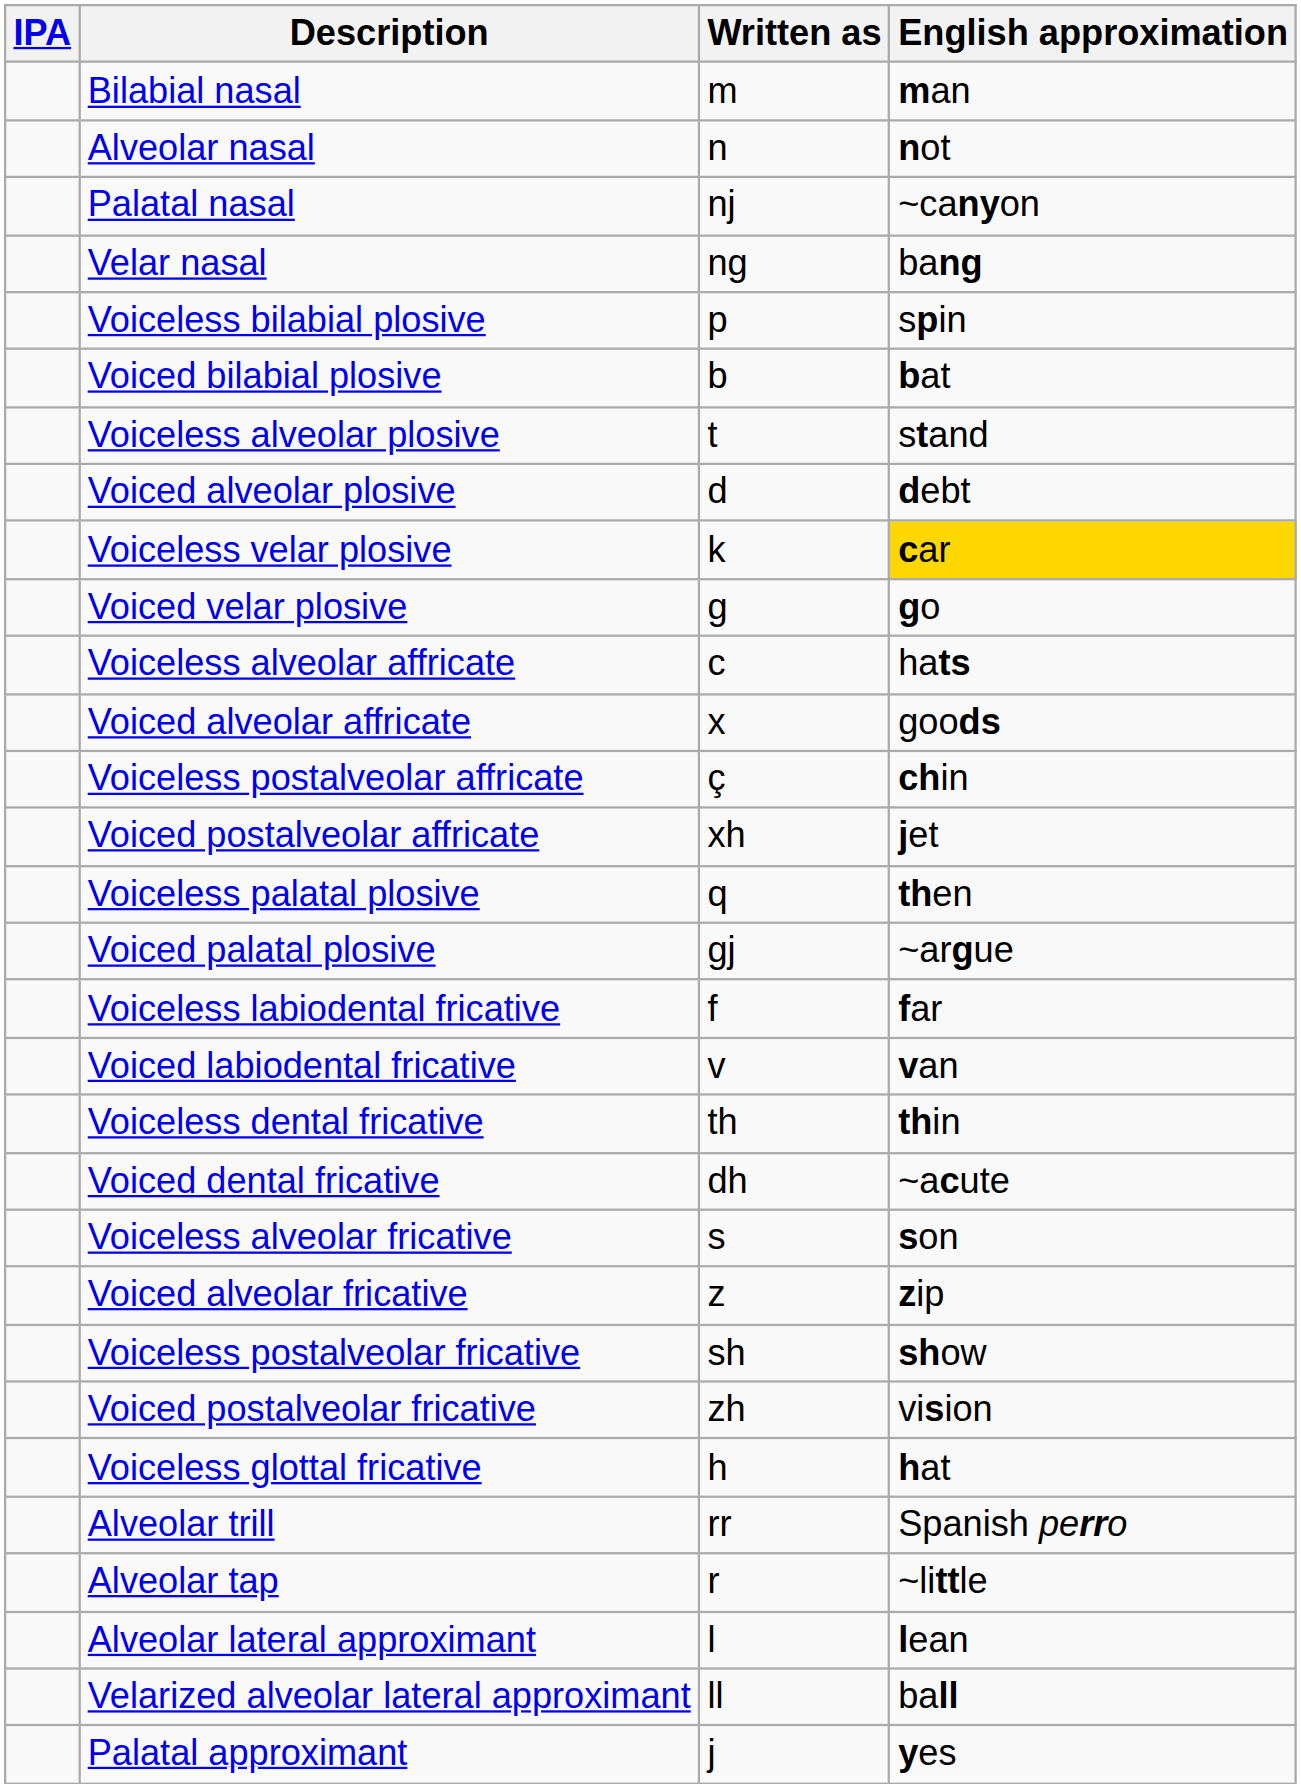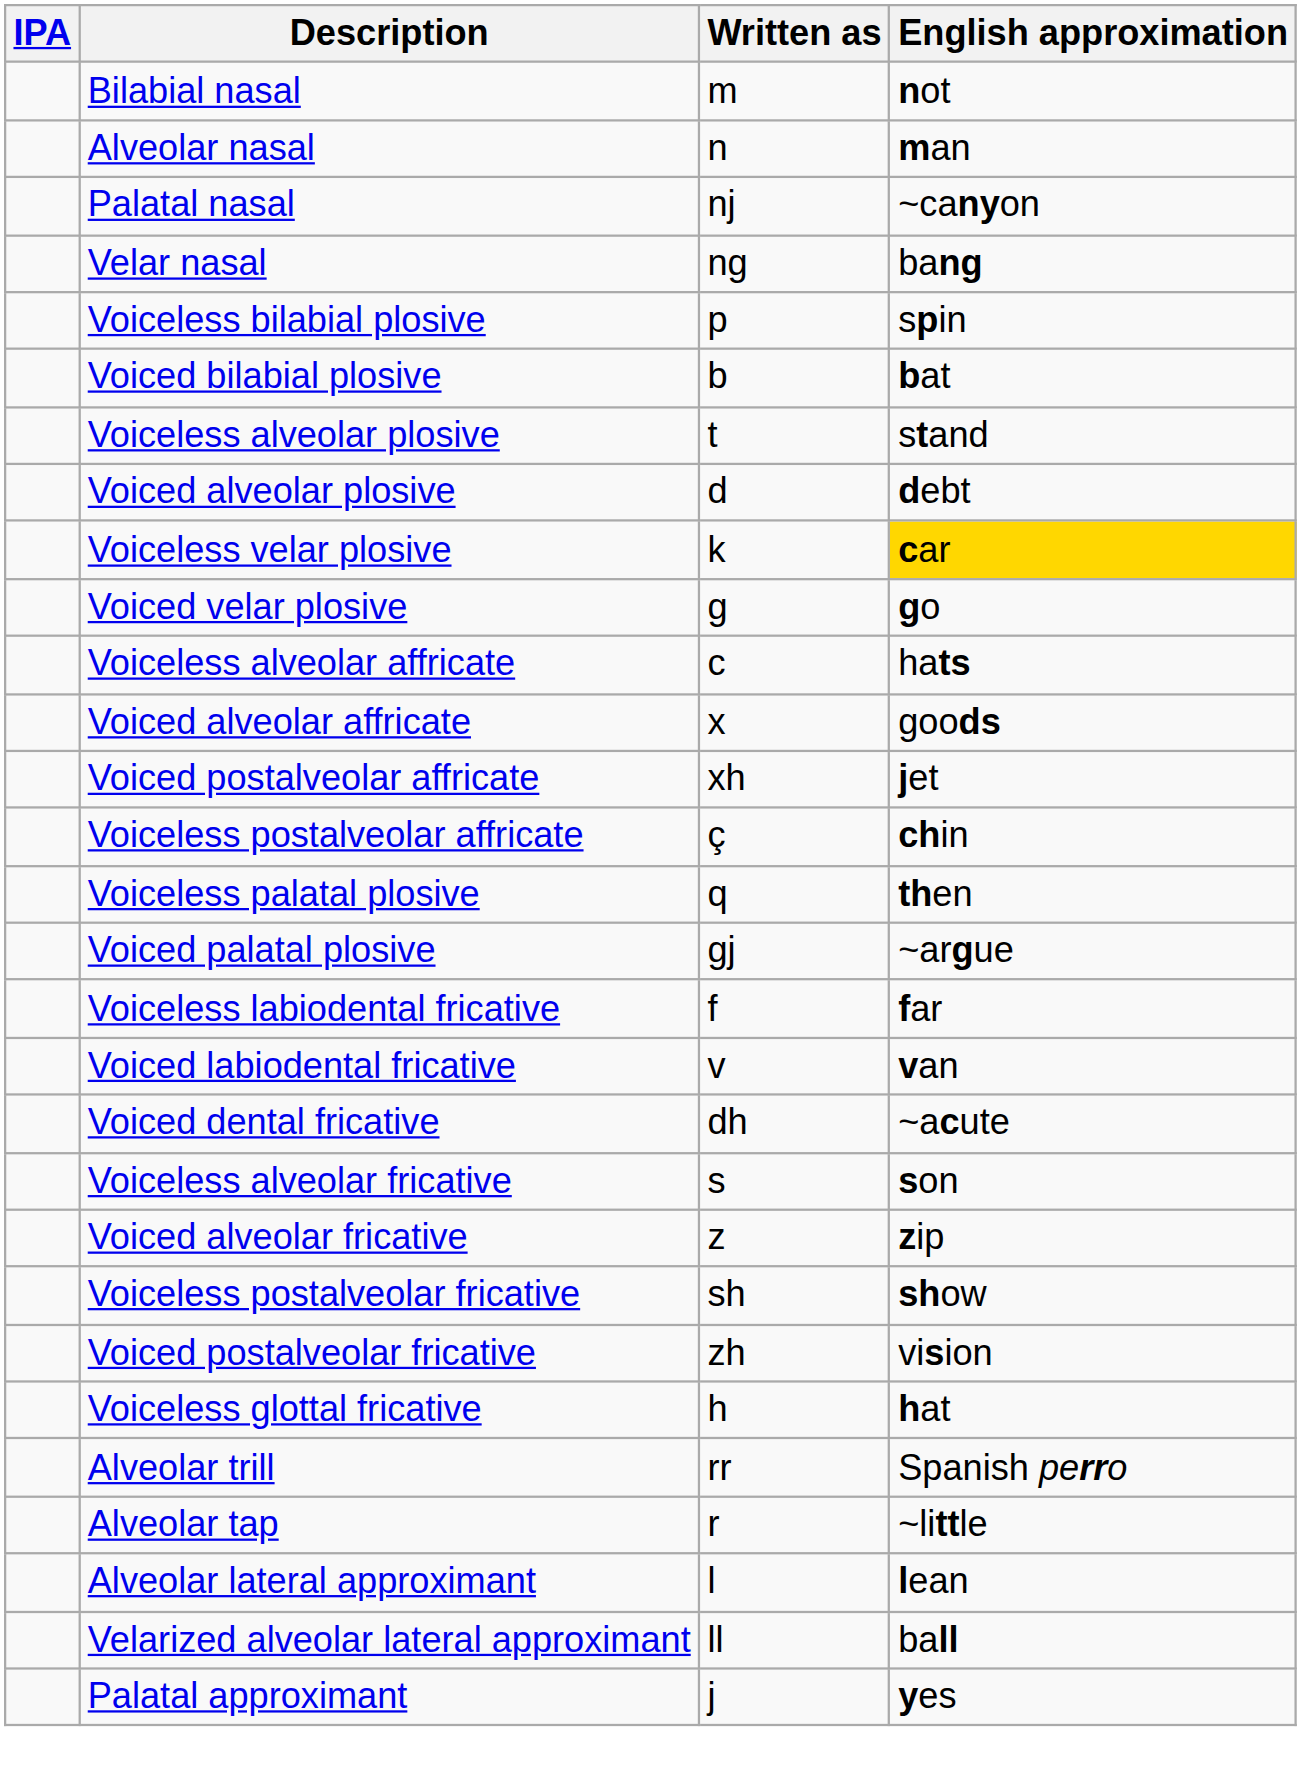(934, 90) man -> (924, 90) not
(924, 147) not -> (934, 147) man
rows swapped: (336, 778) <-> (314, 836)
- row: (286, 1122)
